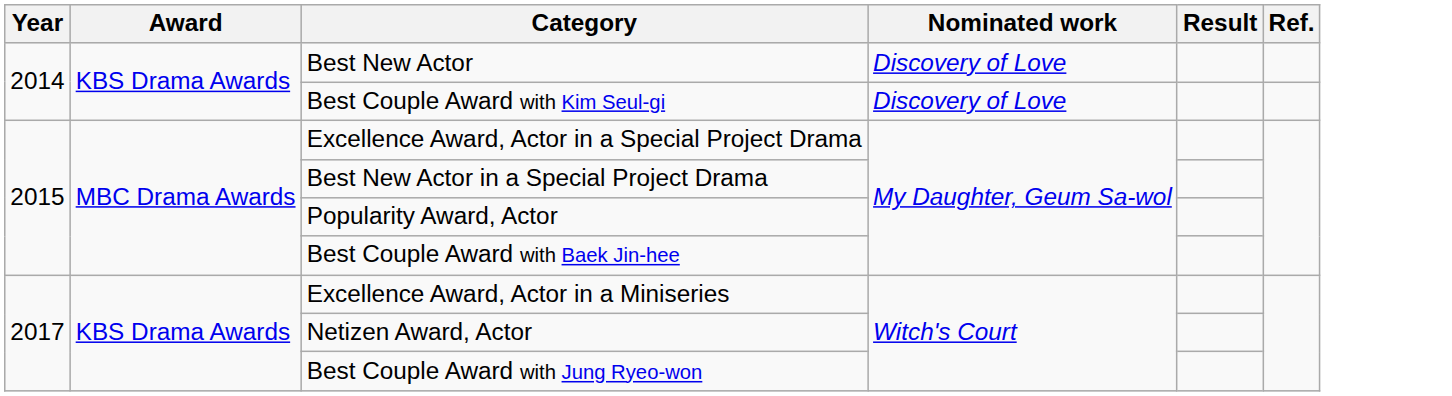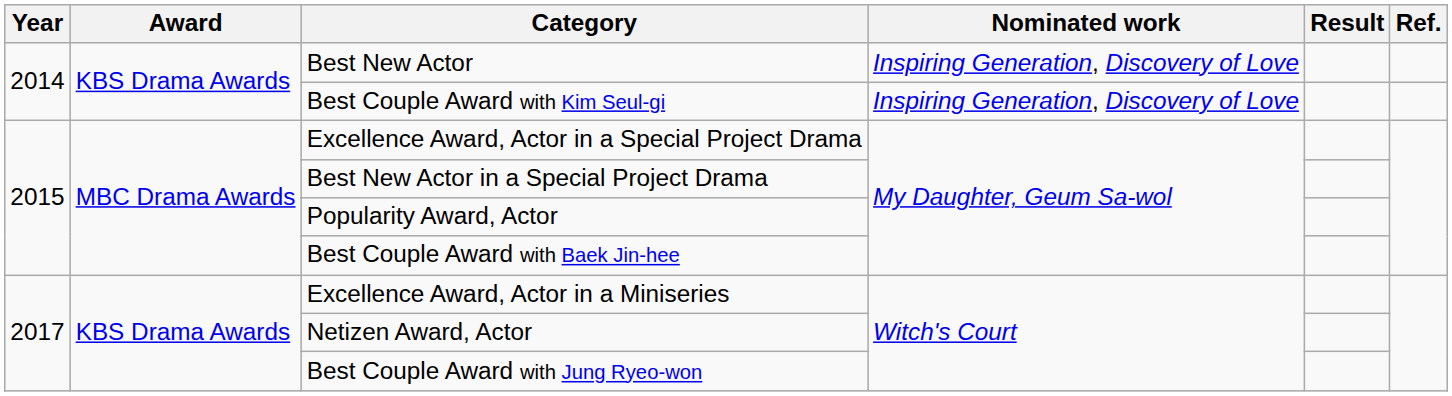(970, 62) Discovery of Love -> (1086, 62) Inspiring Generation, Discovery of Love
(970, 100) Discovery of Love -> (1086, 100) Inspiring Generation, Discovery of Love
